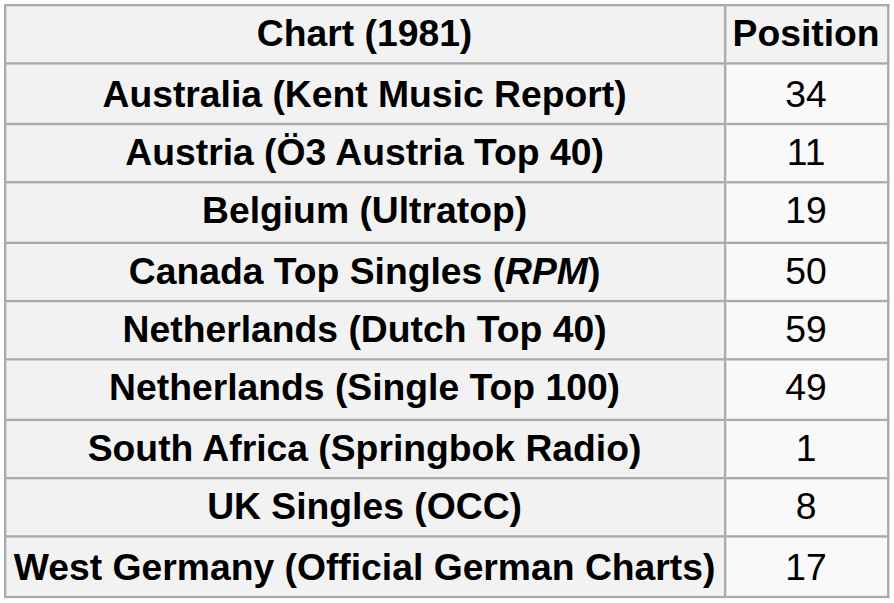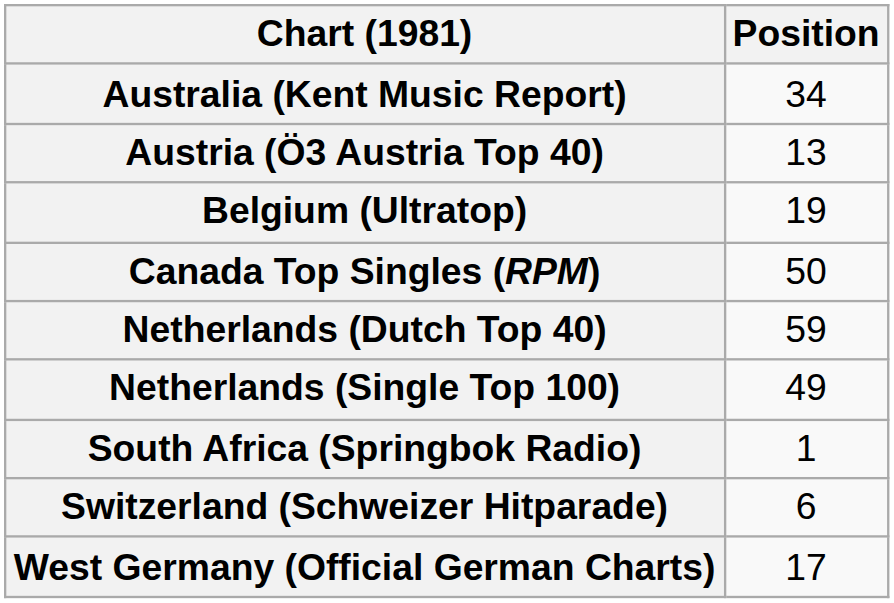(806, 152) 11 -> (806, 152) 13
+ row: (365, 507)
- row: (365, 507)
